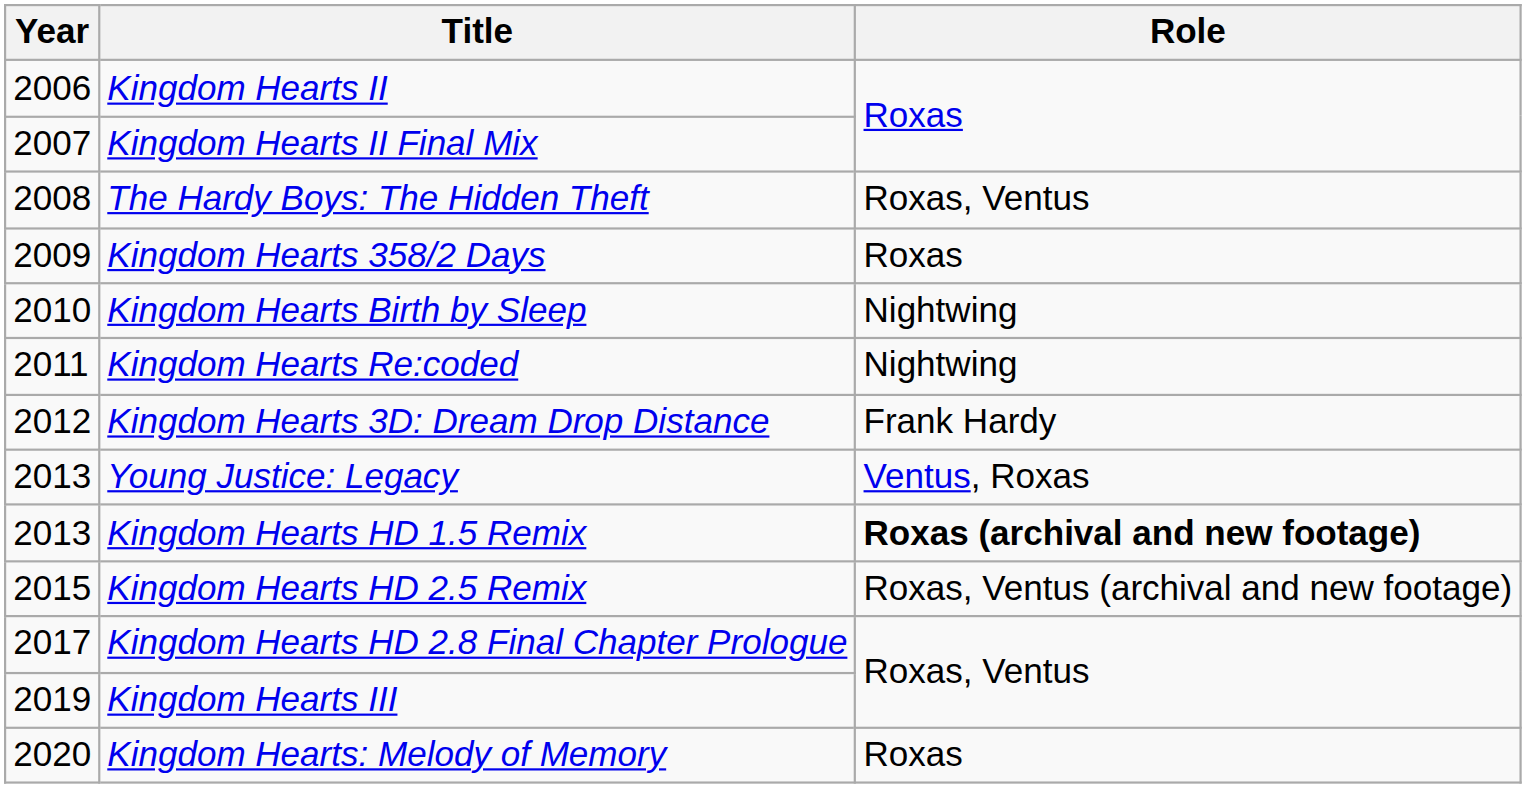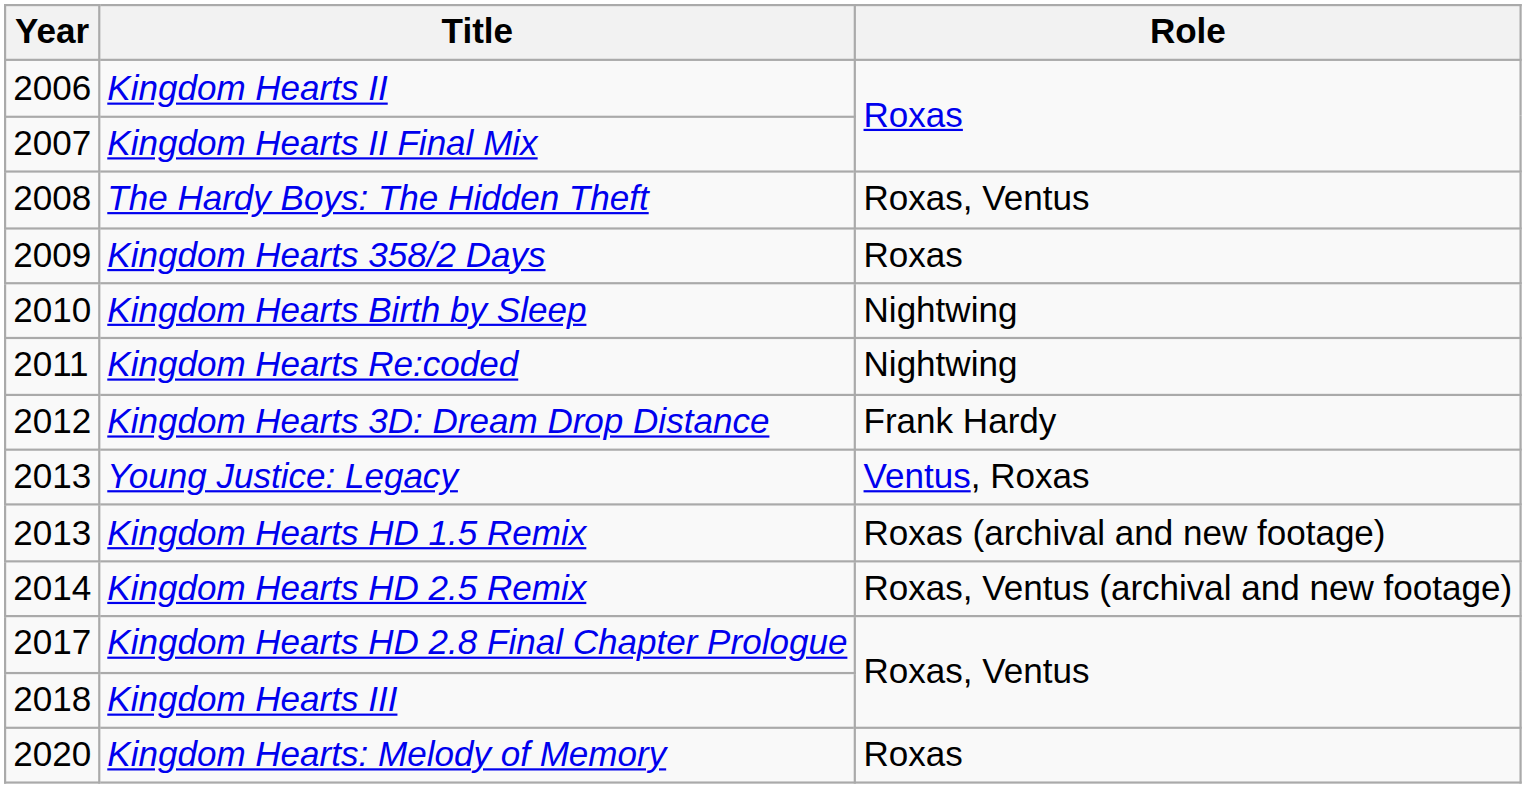(1142, 532) bold -> (1125, 532) normal
(52, 587) 2015 -> (52, 587) 2014
(52, 699) 2019 -> (52, 699) 2018
